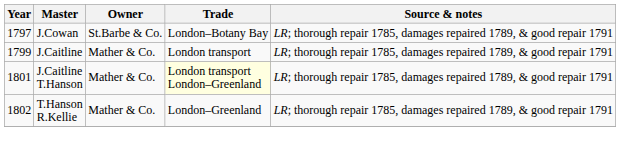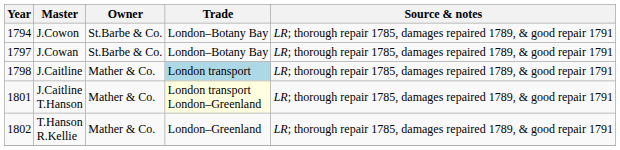+ row: (58, 33)
(19, 52) 1799 -> (19, 71) 1798
(209, 52) no background -> (209, 71) lightblue background
